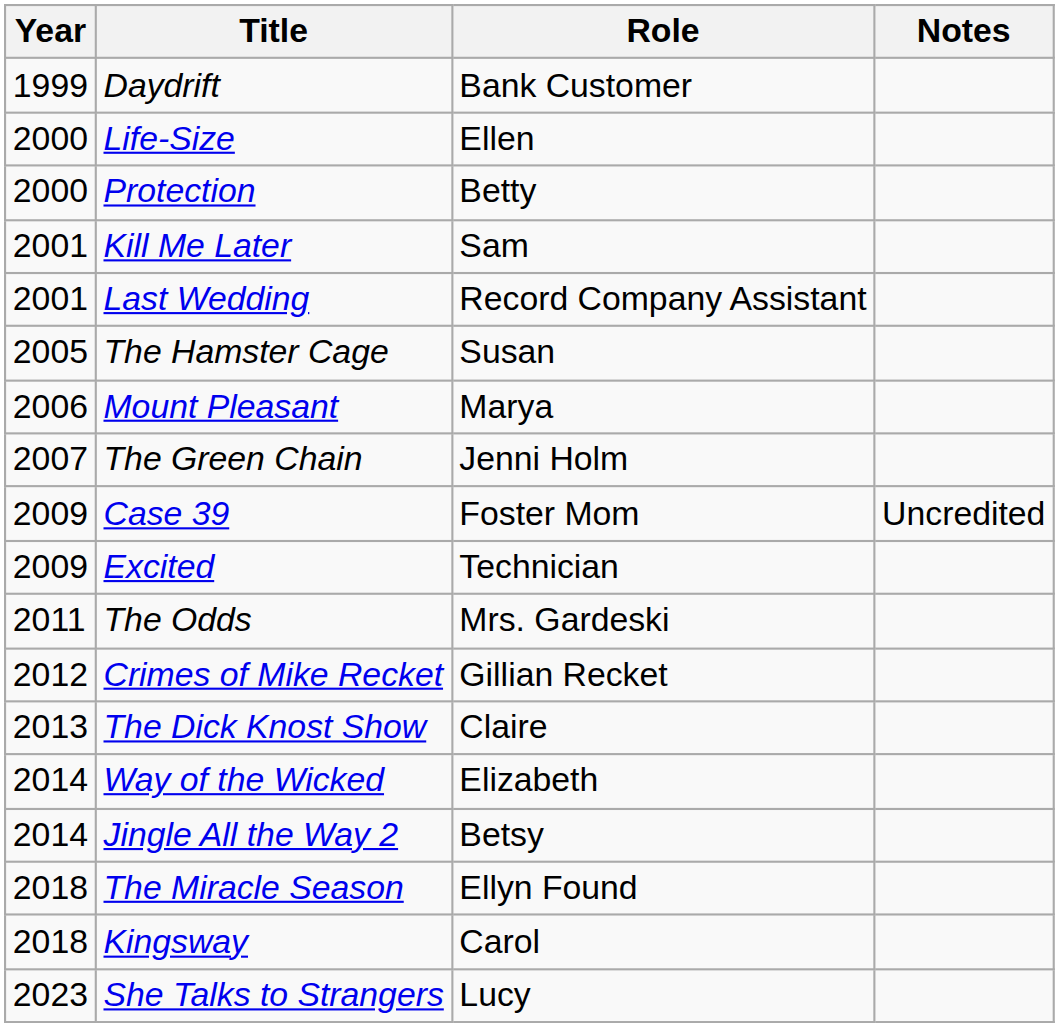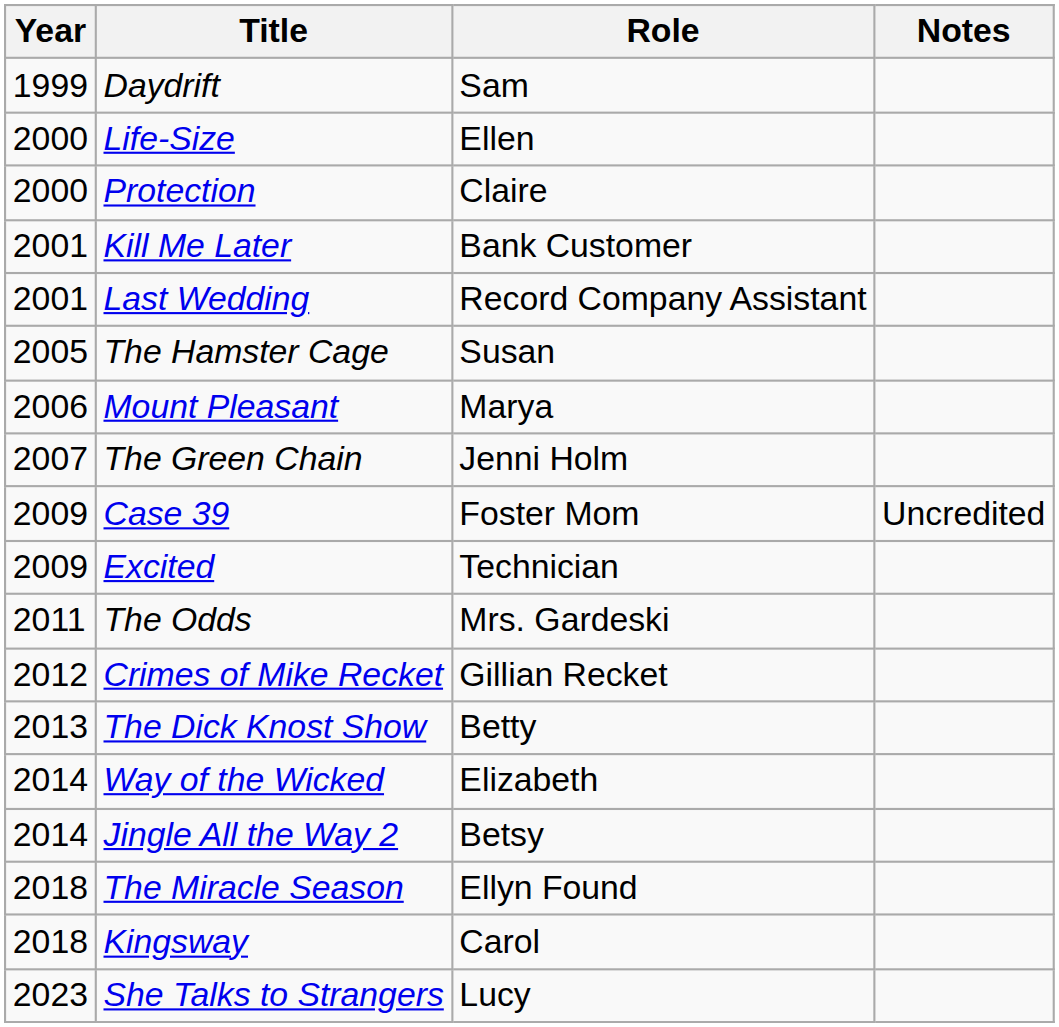(576, 84) Bank Customer -> (494, 84) Sam
(498, 191) Betty -> (503, 191) Claire
(494, 245) Sam -> (576, 245) Bank Customer
(503, 727) Claire -> (498, 727) Betty
